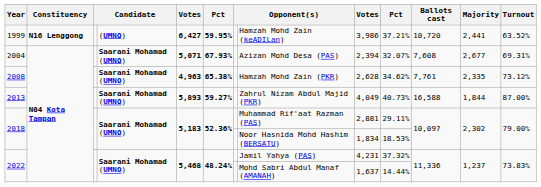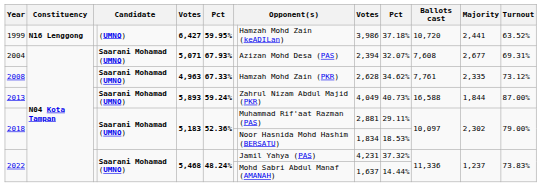(396, 35) 37.21% -> (396, 35) 37.18%
(218, 77) 65.38% -> (218, 77) 67.33%
(218, 97) 59.27% -> (218, 97) 59.24%
